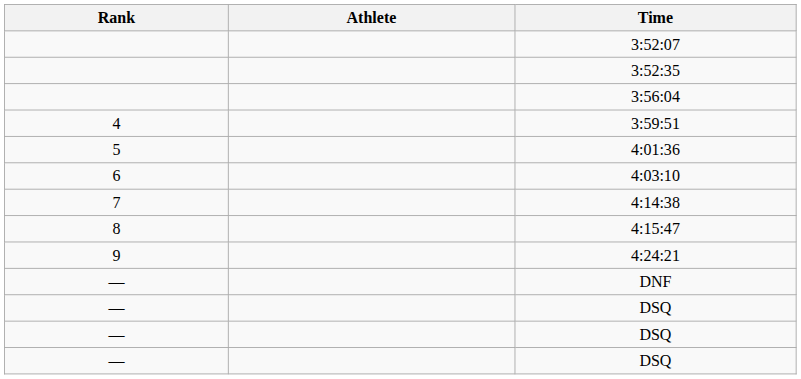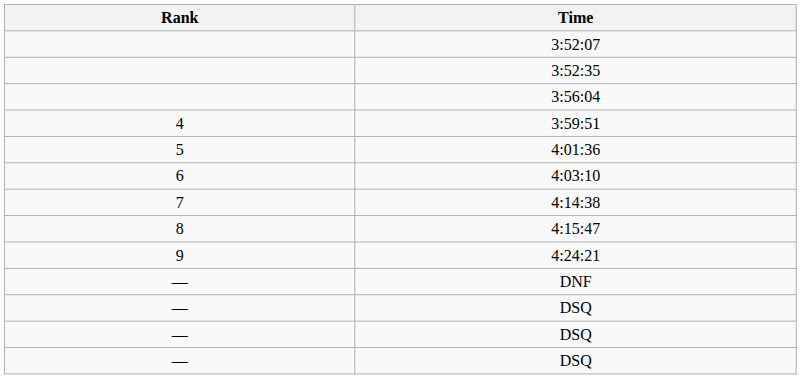- column: (371, 17)
